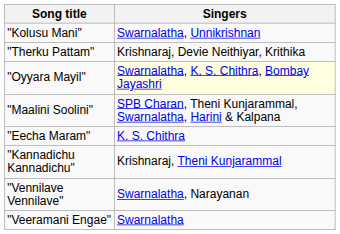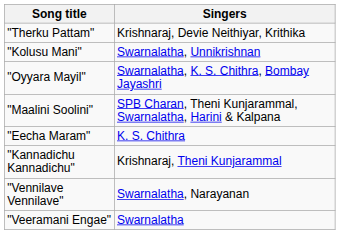rows swapped: (51, 52) <-> (44, 33)
(213, 77) lightyellow background -> (213, 77) no background
